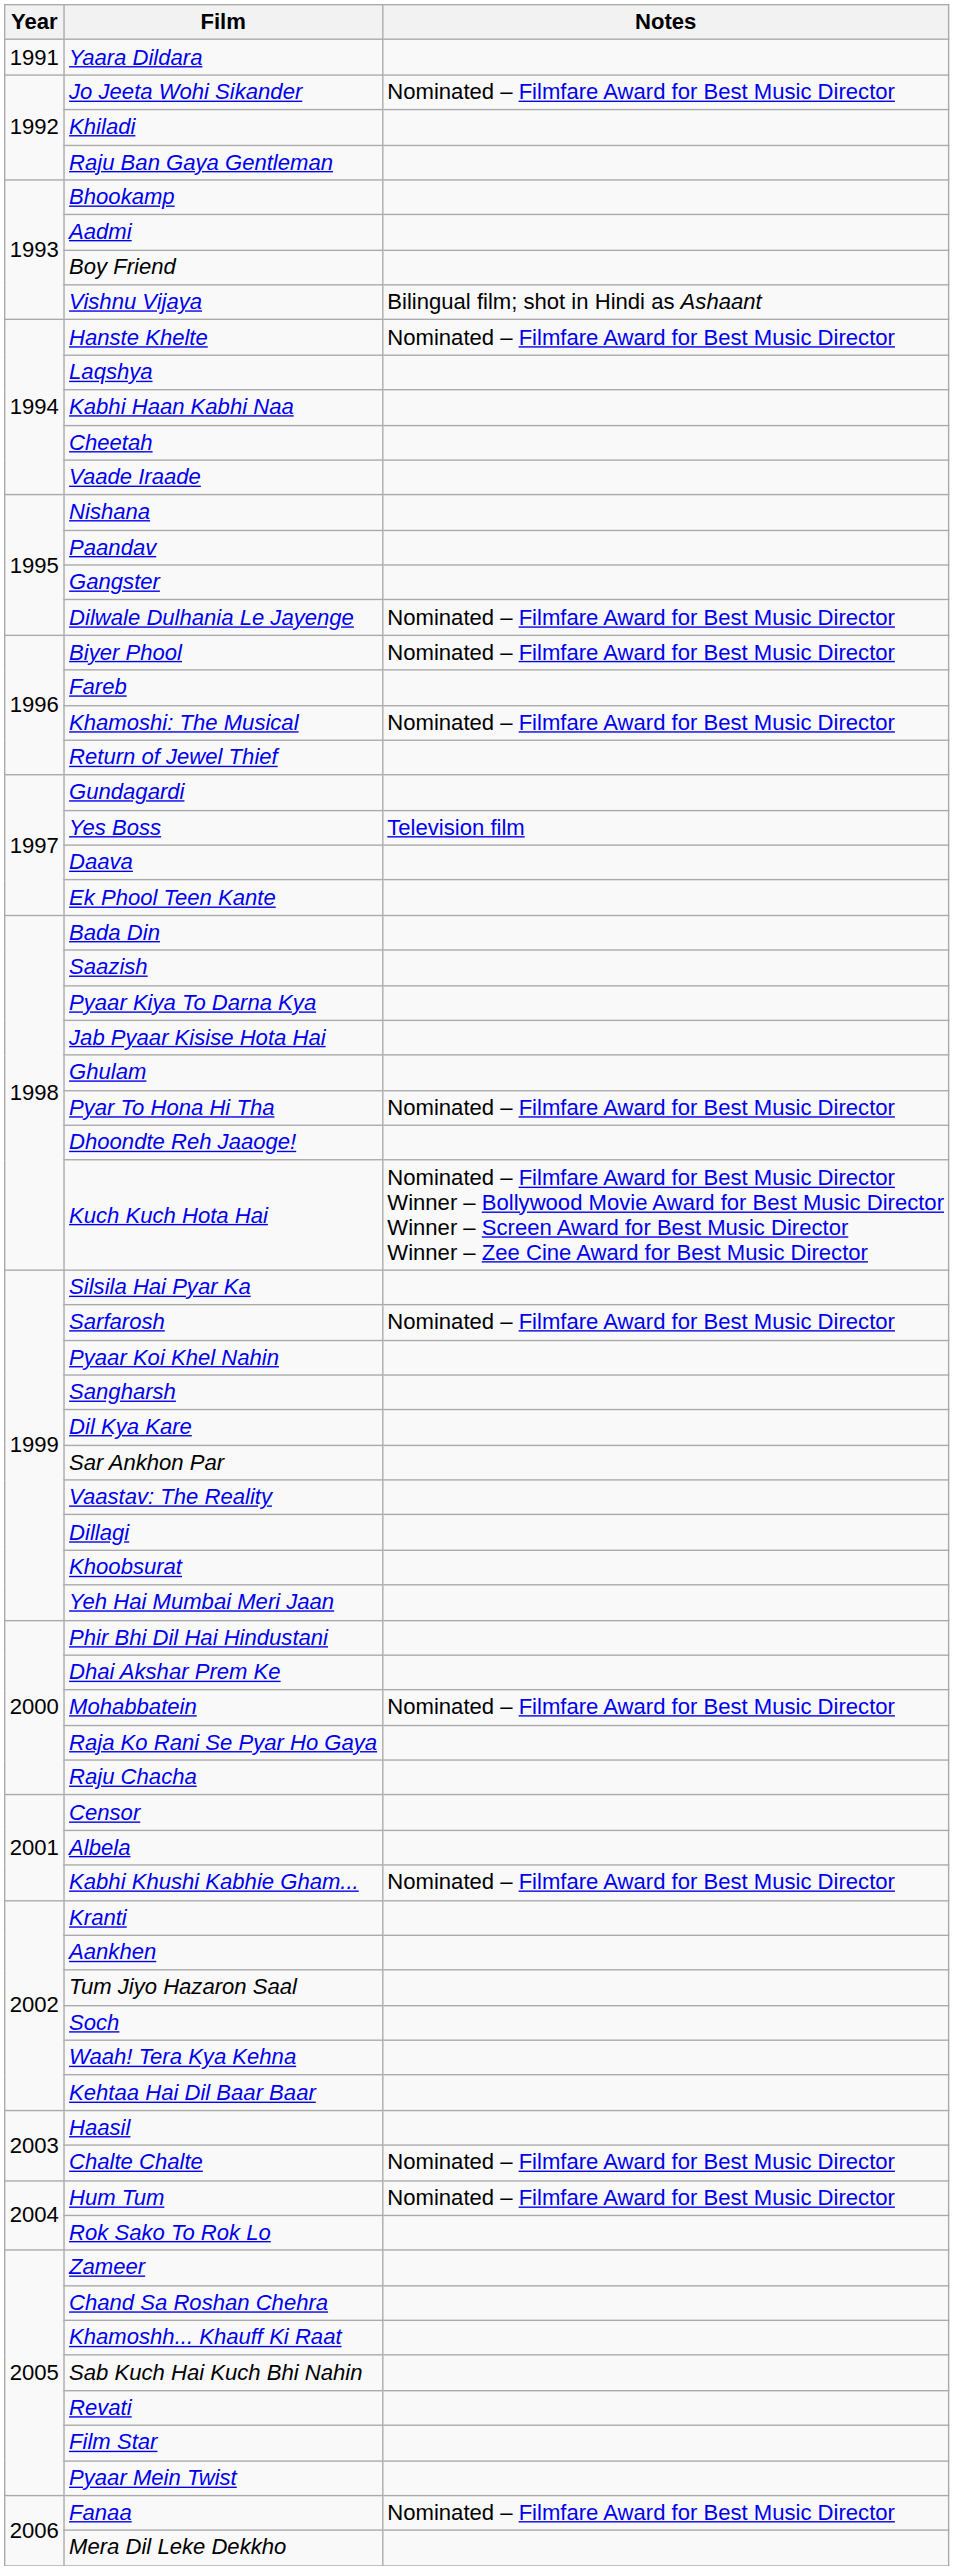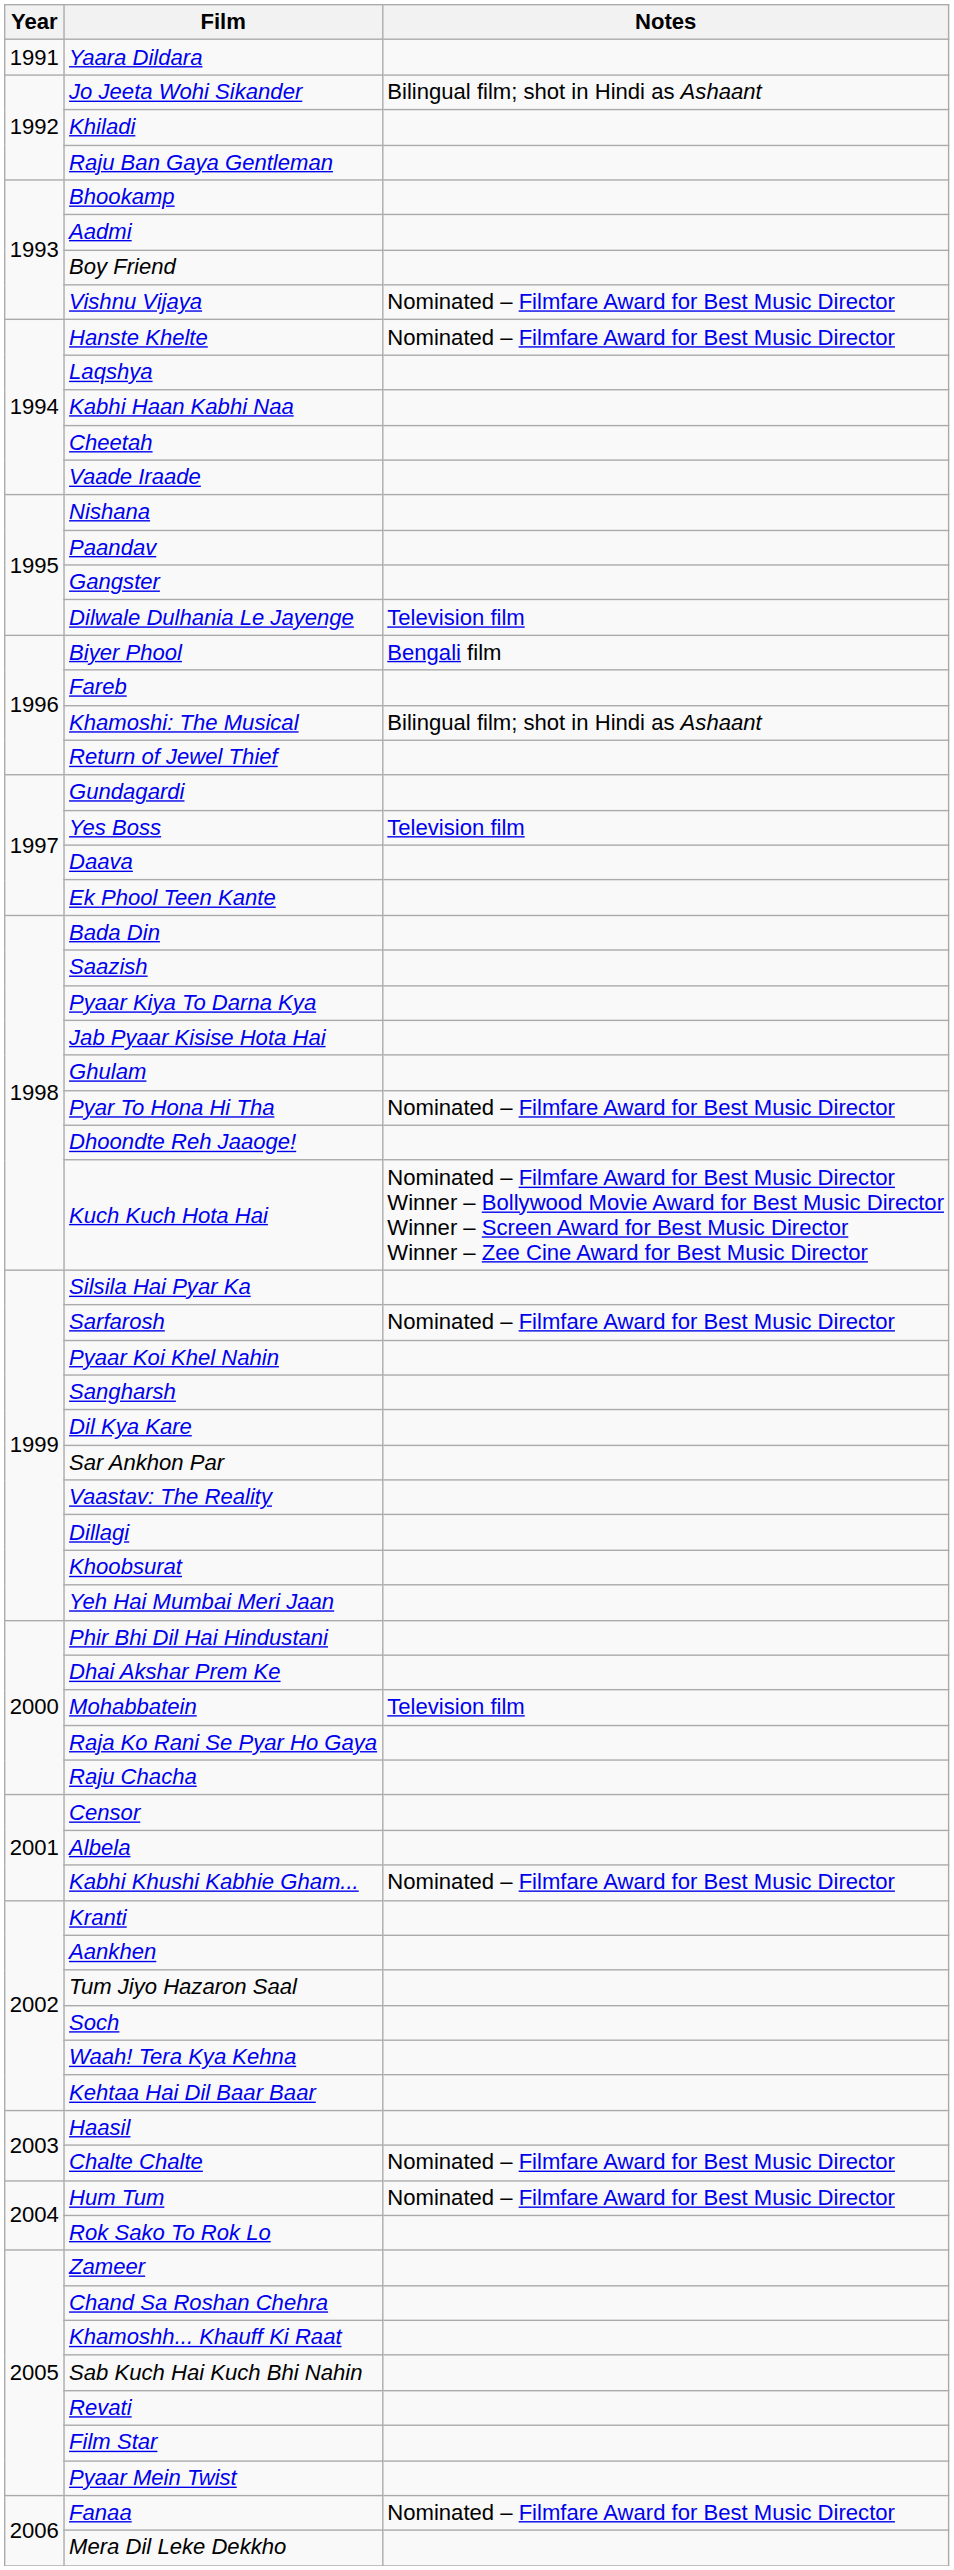(641, 92) Nominated – Filmfare Award for Best Music Director -> (574, 92) Bilingual film; shot in Hindi as Ashaant
(574, 302) Bilingual film; shot in Hindi as Ashaant -> (641, 302) Nominated – Filmfare Award for Best Music Director
(641, 617) Nominated – Filmfare Award for Best Music Director -> (456, 617) Television film
(641, 652) Nominated – Filmfare Award for Best Music Director -> (444, 652) Bengali film
(641, 722) Nominated – Filmfare Award for Best Music Director -> (574, 722) Bilingual film; shot in Hindi as Ashaant
(641, 1707) Nominated – Filmfare Award for Best Music Director -> (456, 1707) Television film
